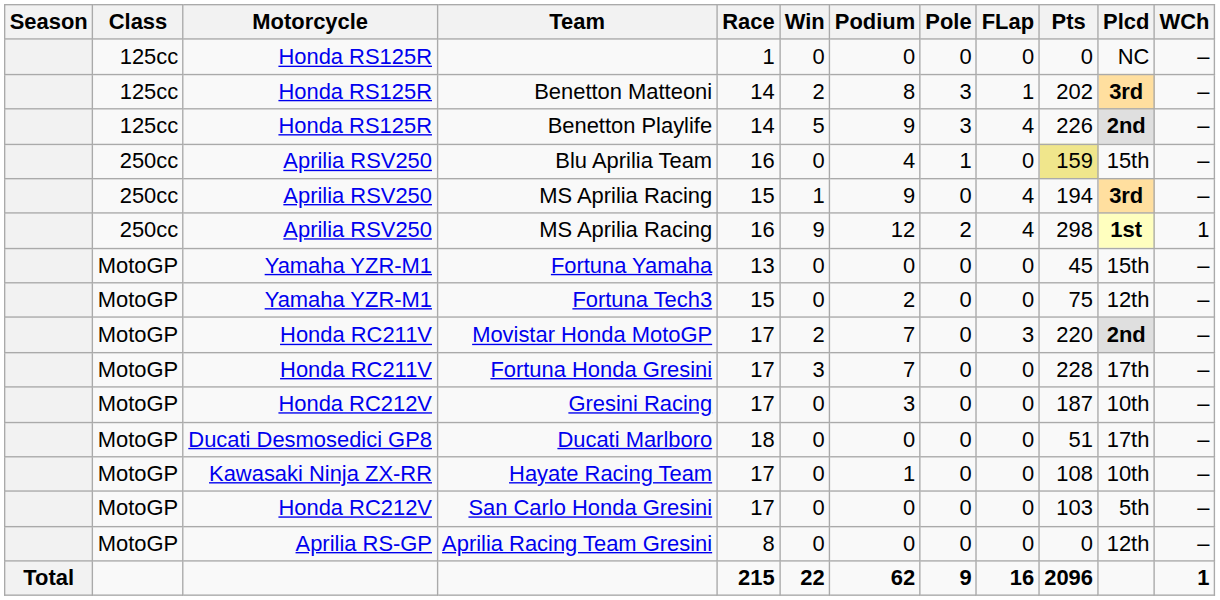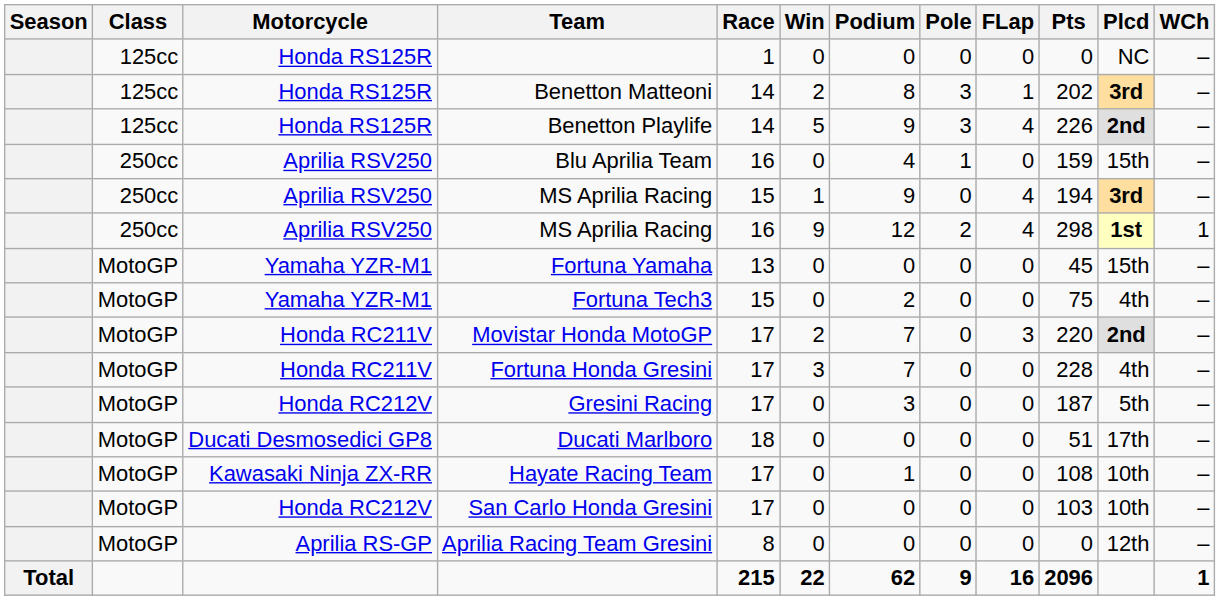(1075, 160) khaki background -> (1075, 160) no background
(1128, 299) 12th -> (1134, 299) 4th
(1128, 369) 17th -> (1134, 369) 4th
(1128, 404) 10th -> (1134, 404) 5th
(1134, 508) 5th -> (1128, 508) 10th
